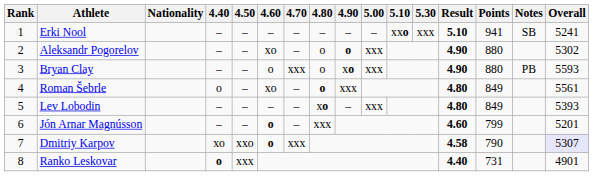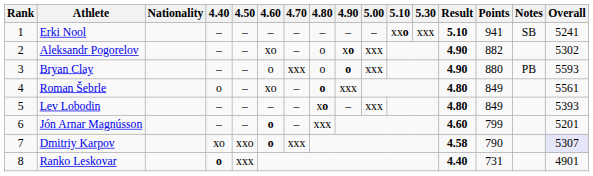(348, 50) o -> (348, 50) xo
(494, 50) 880 -> (494, 50) 882
(348, 69) xo -> (348, 69) o
